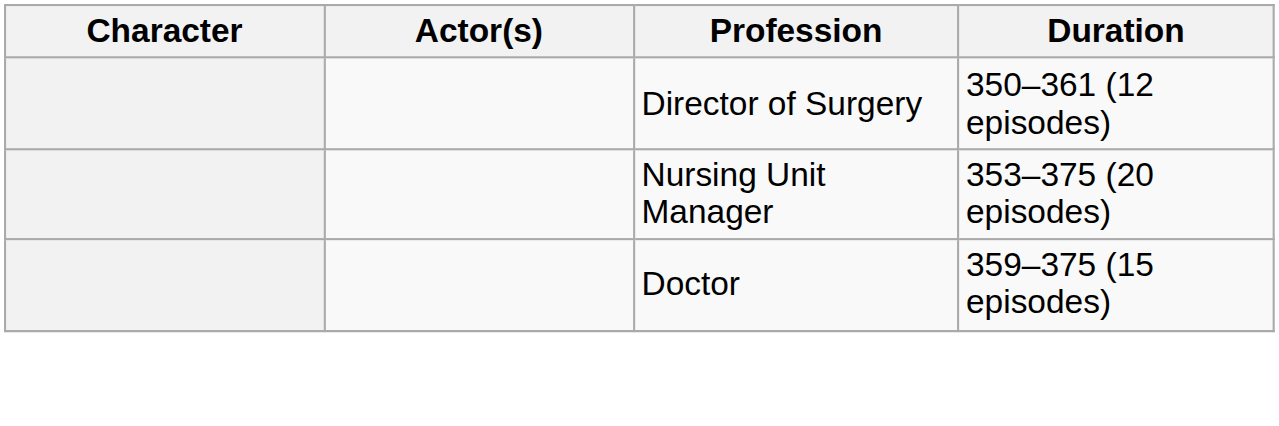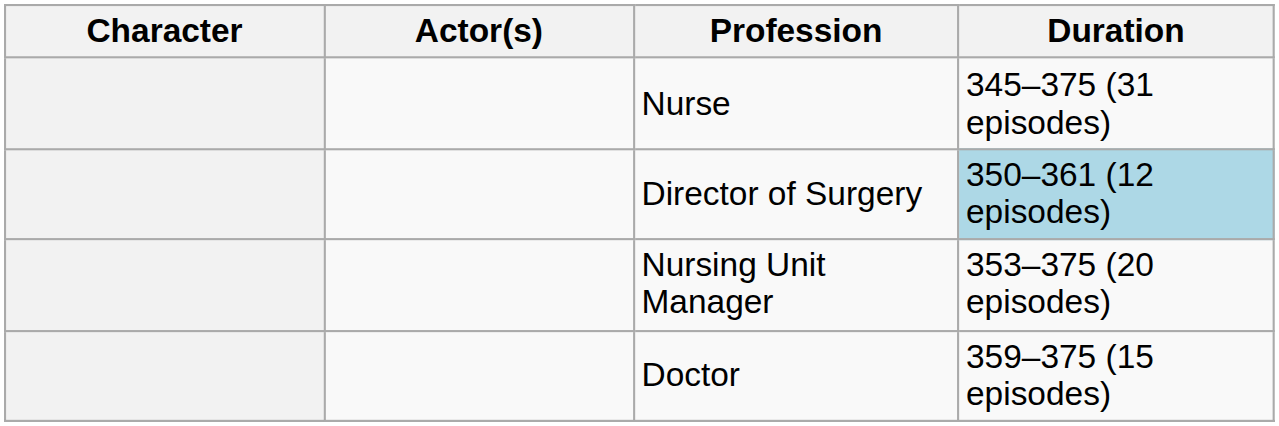+ row: (686, 102)
(1060, 102) no background -> (1060, 193) lightblue background
